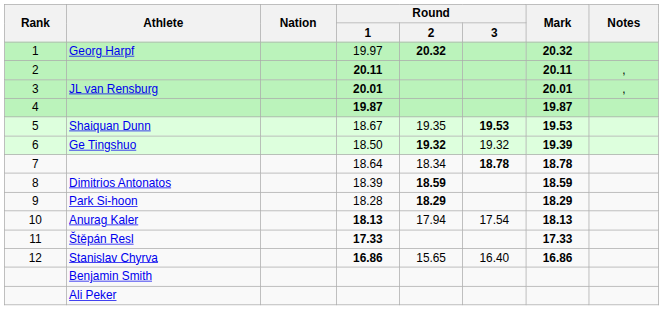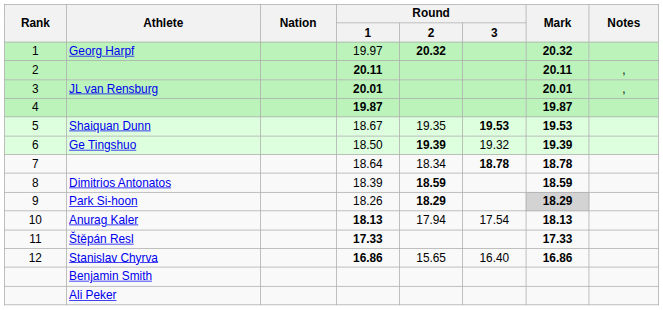(431, 145) 19.32 -> (431, 145) 19.39
(368, 201) 18.28 -> (368, 201) 18.26
(558, 201) no background -> (558, 201) lightgrey background
